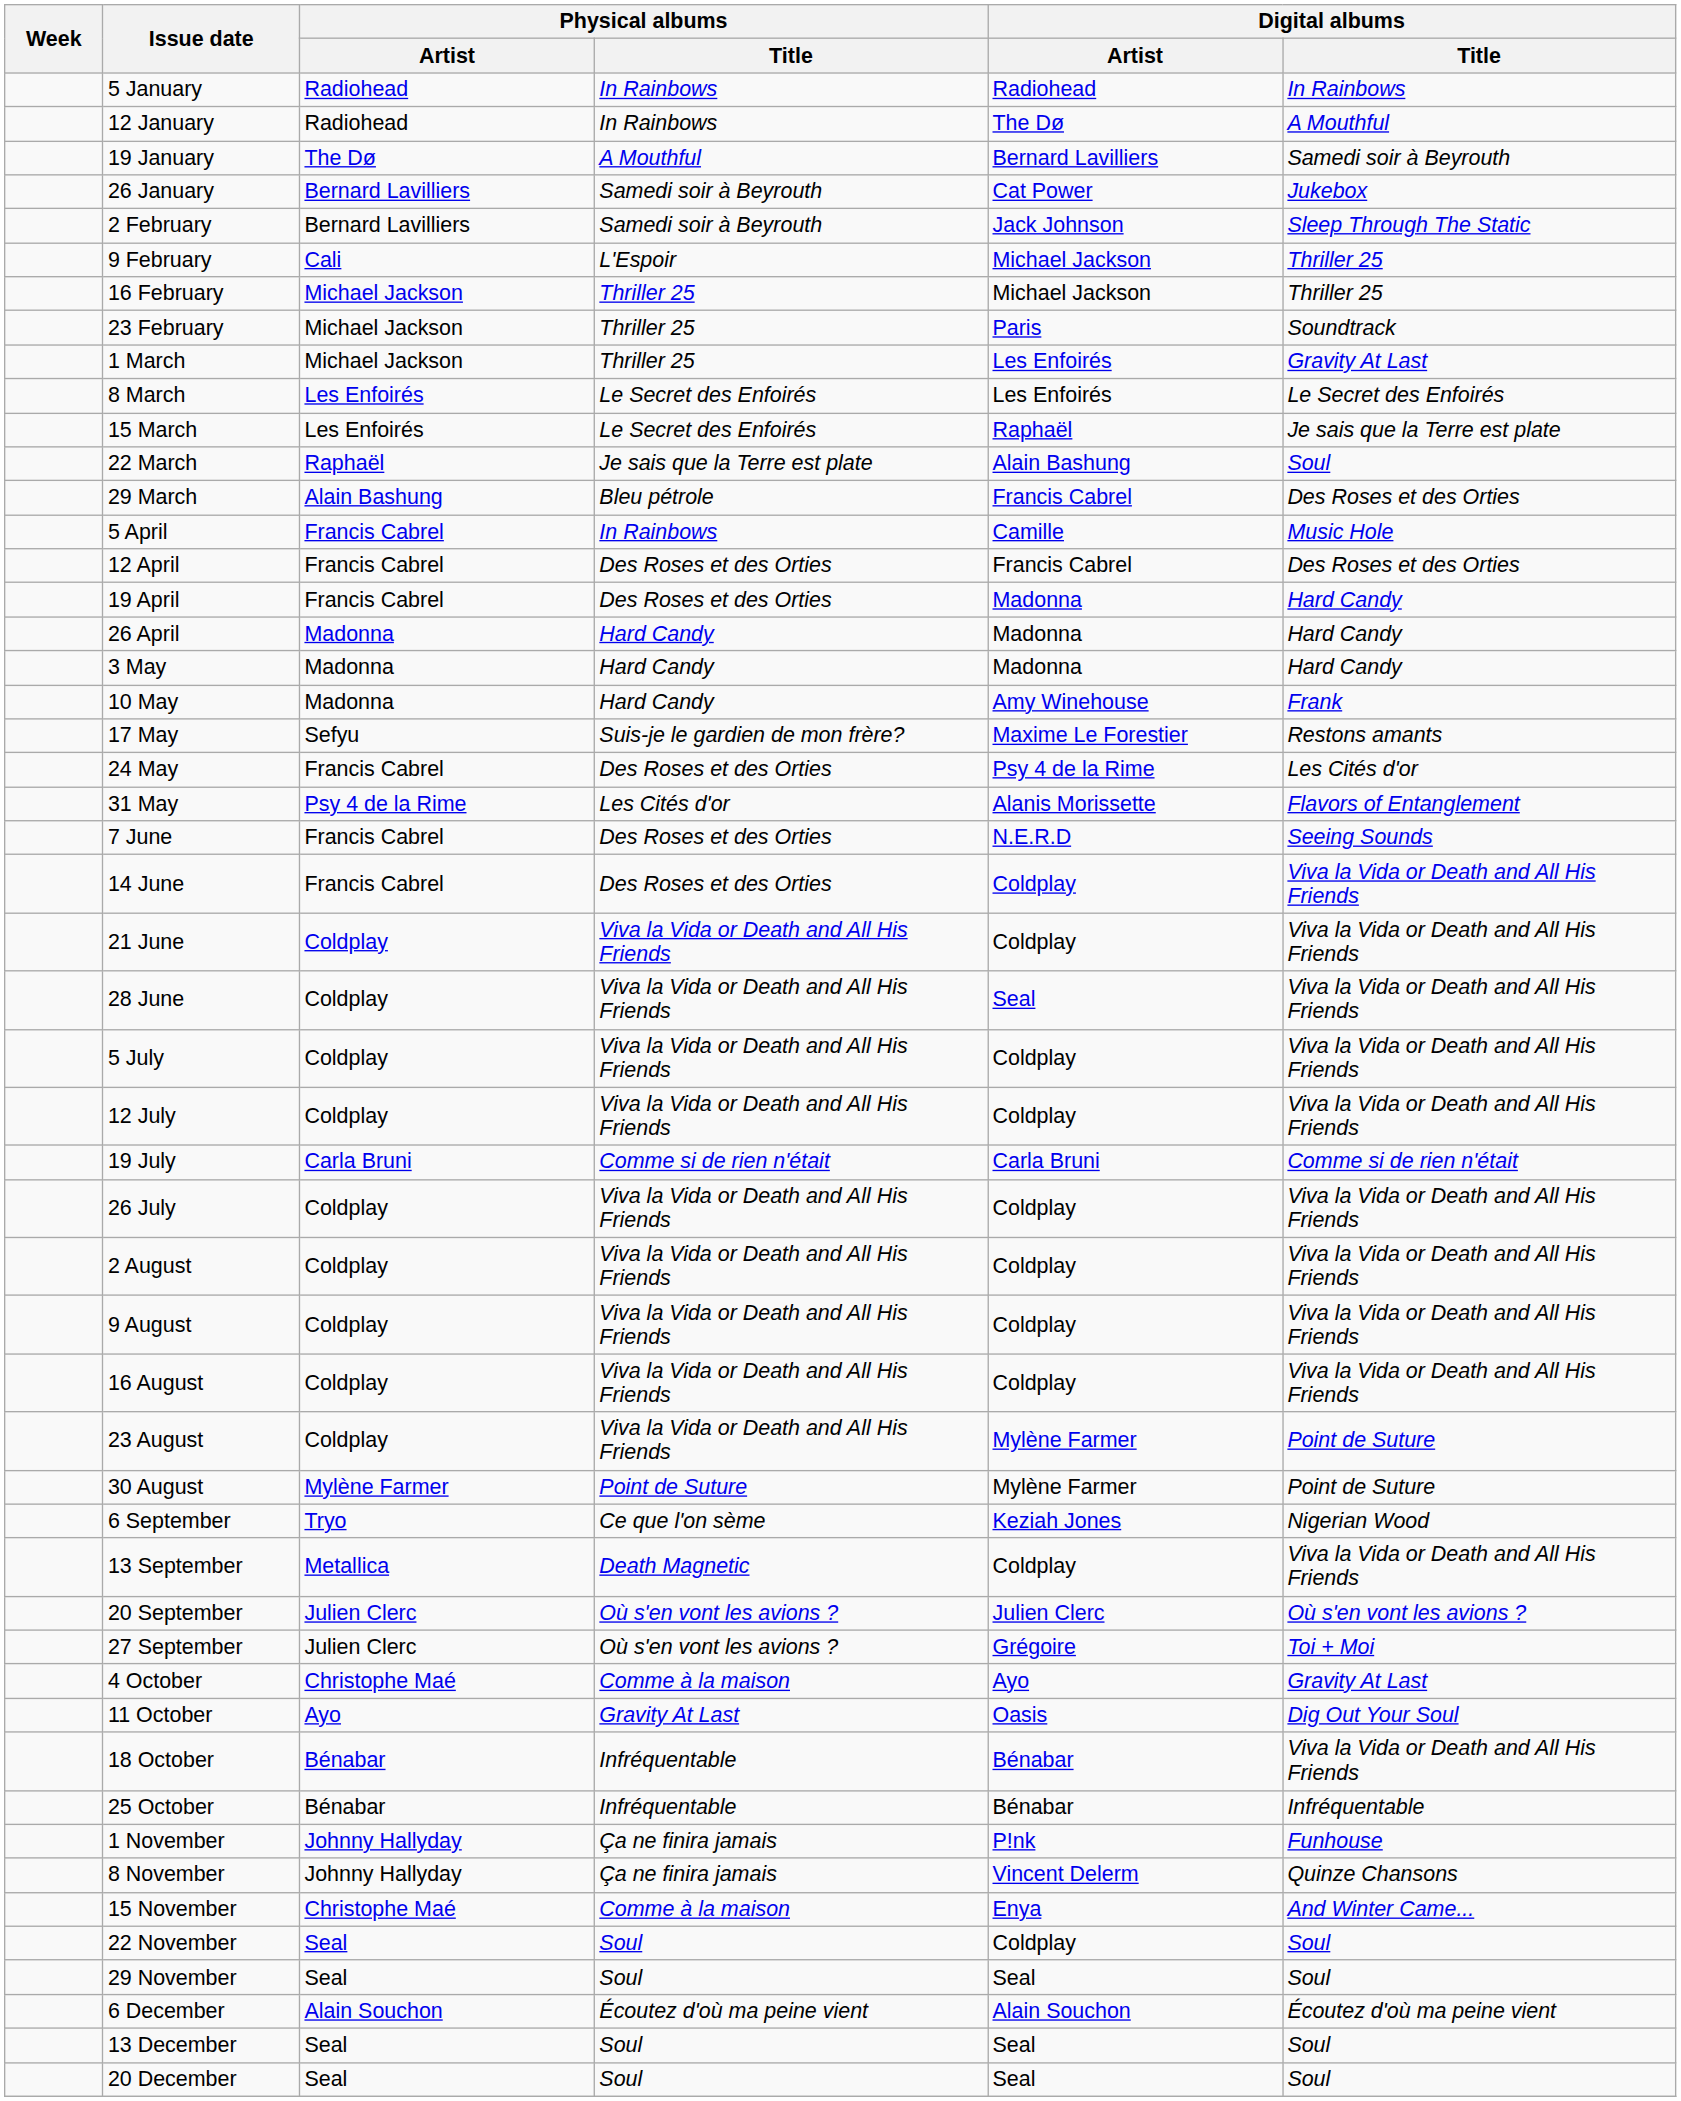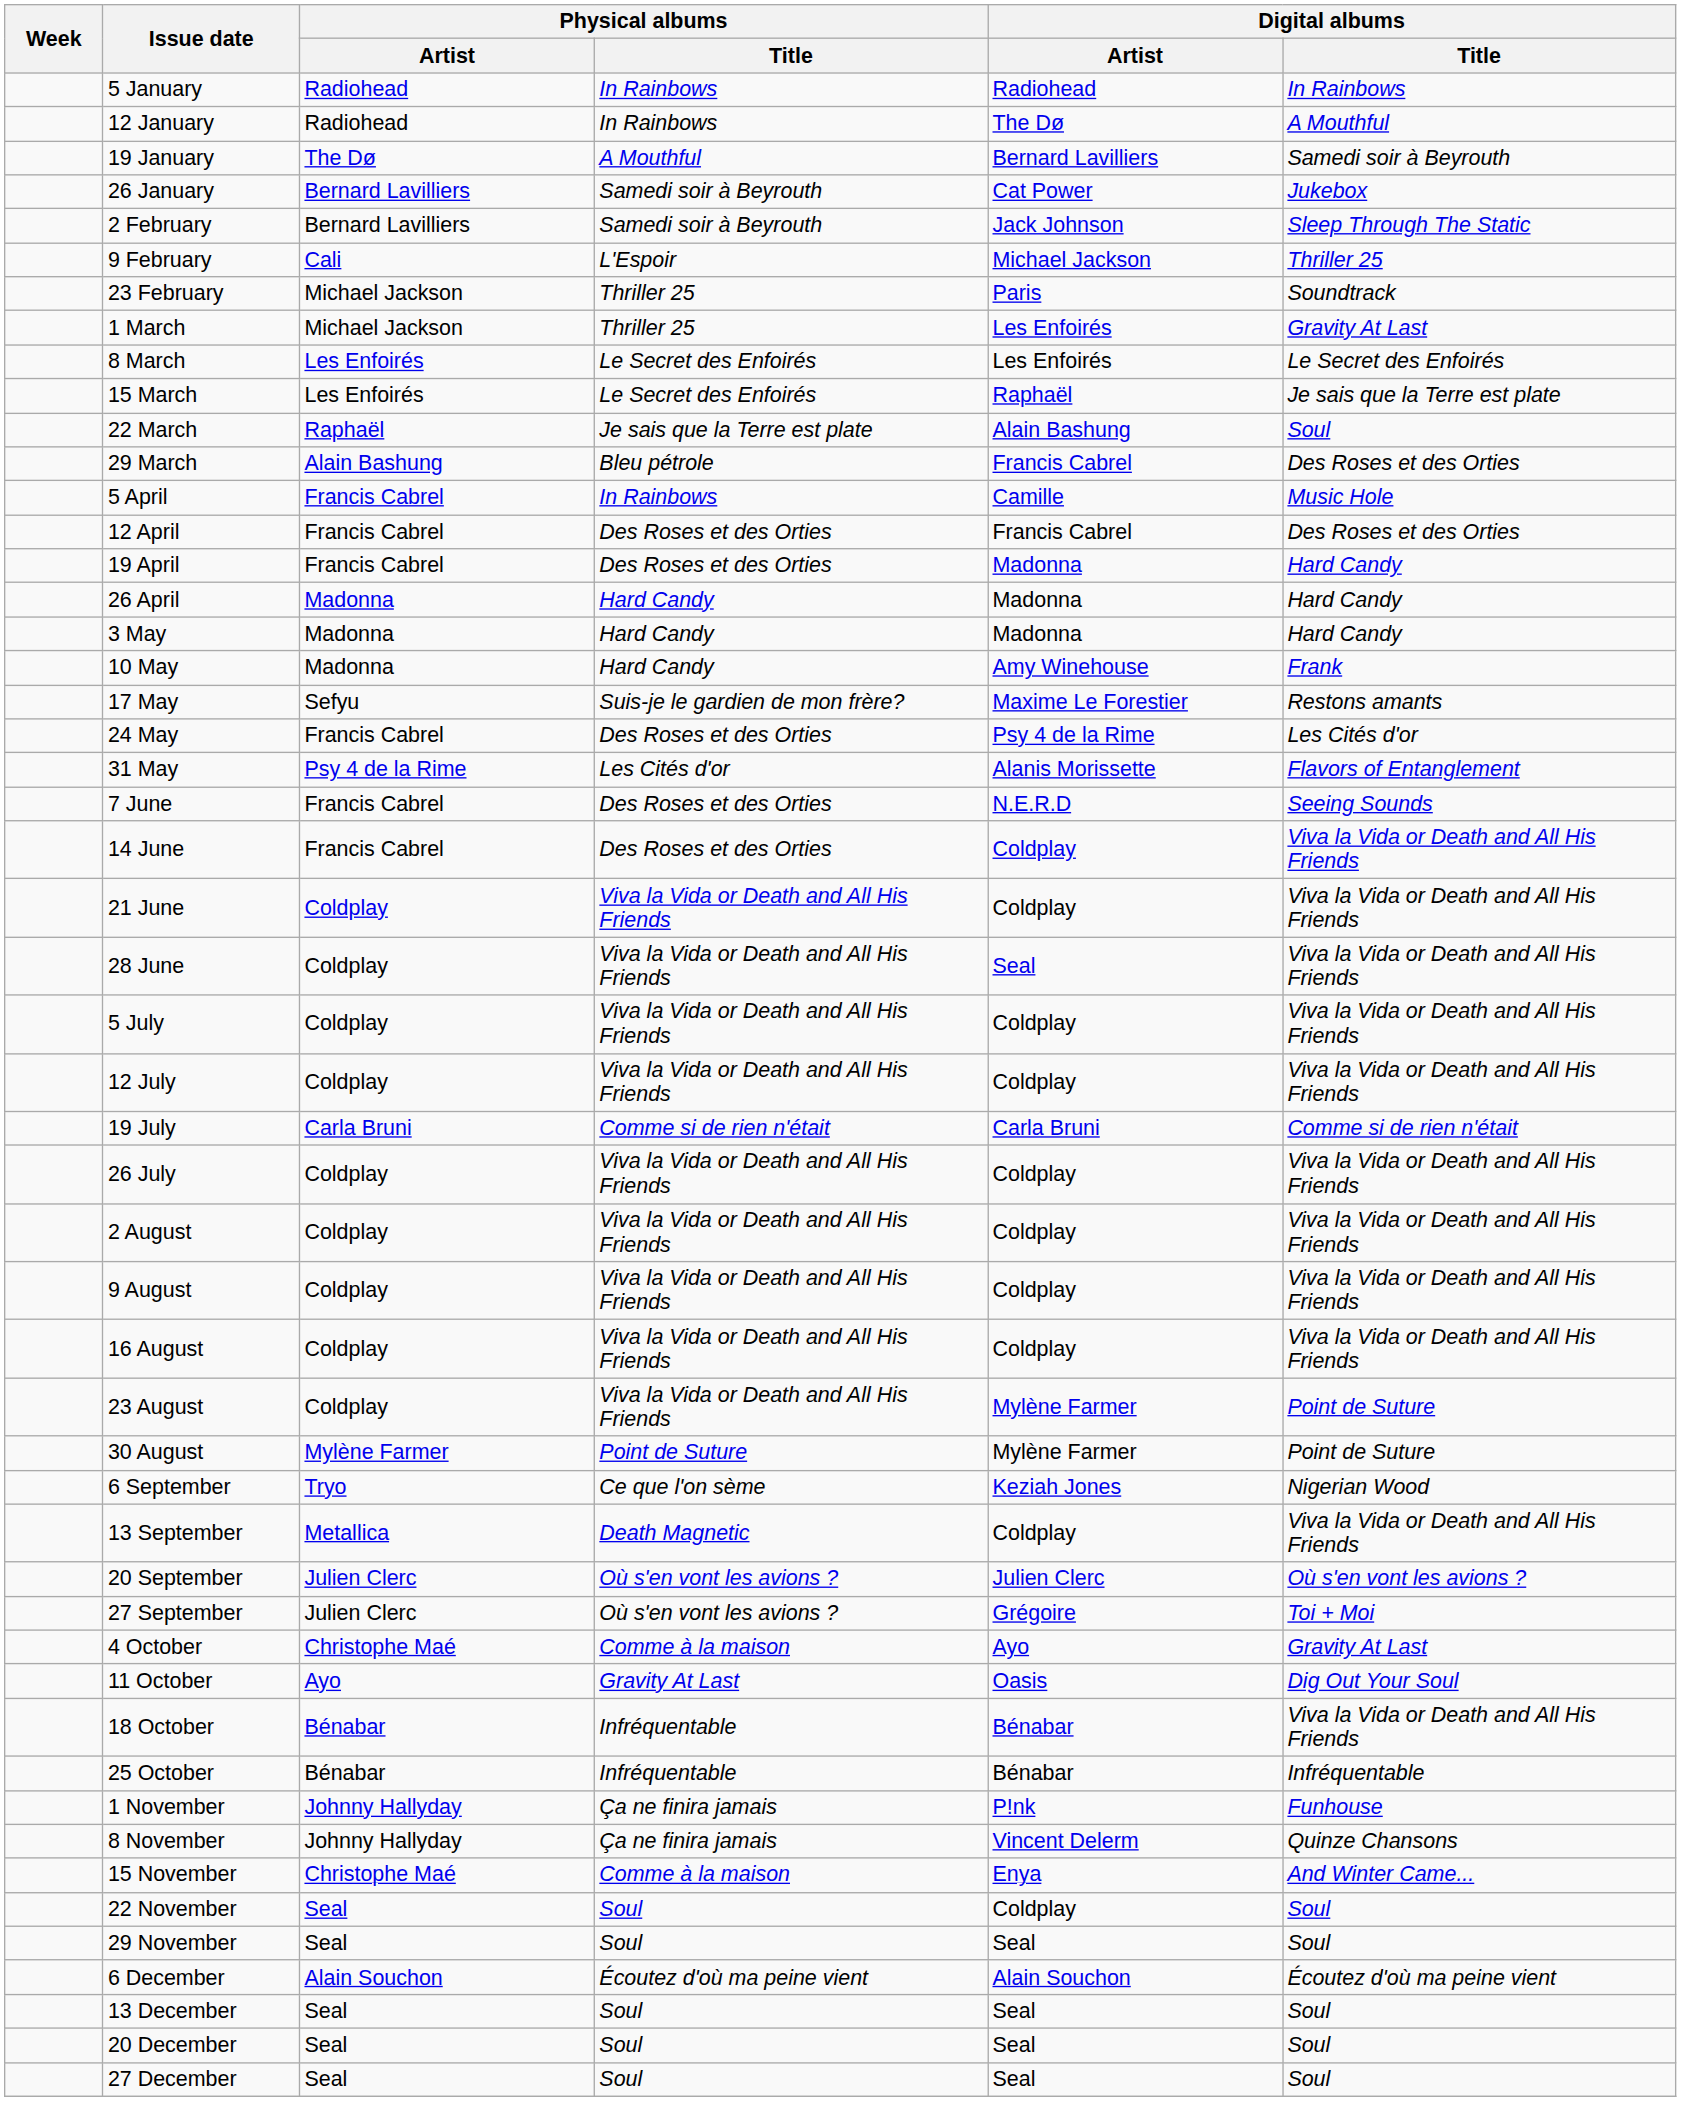- row: (166, 293)
+ row: (172, 2079)
